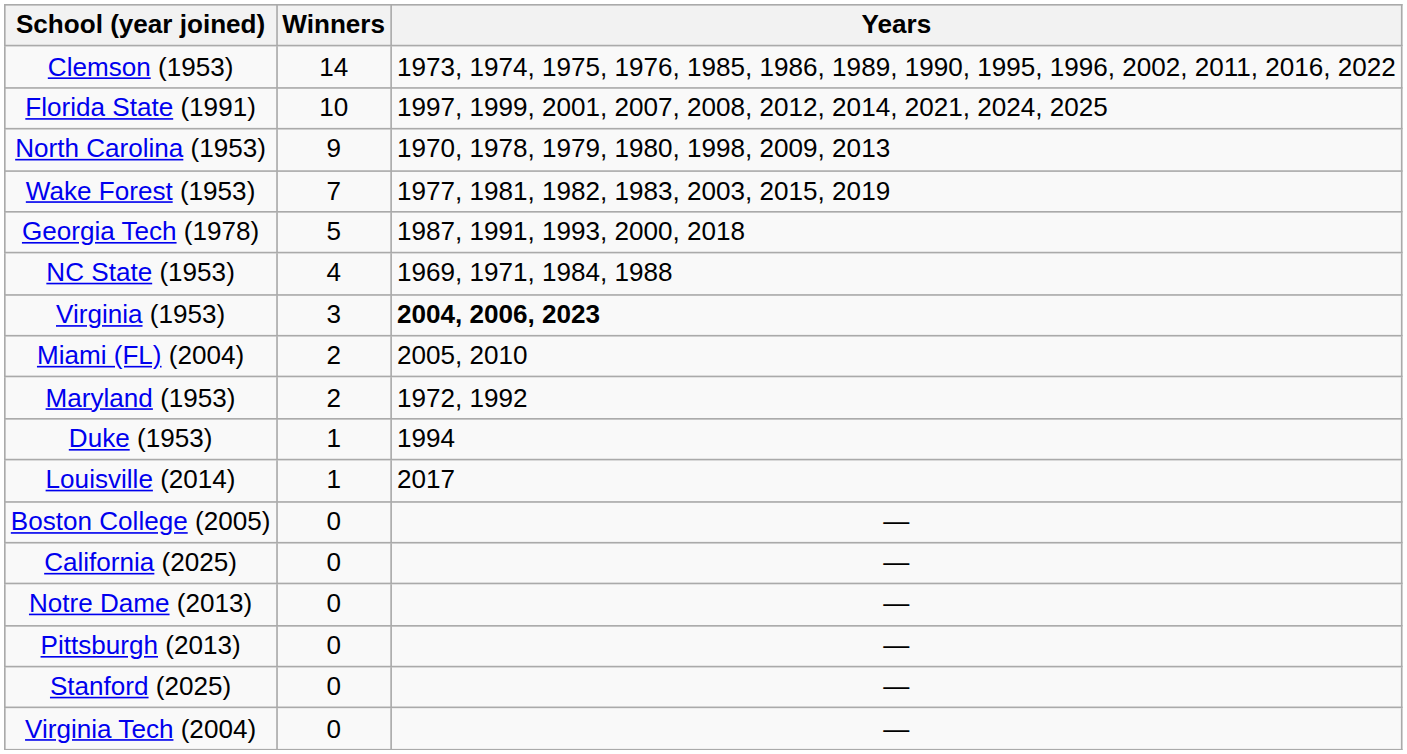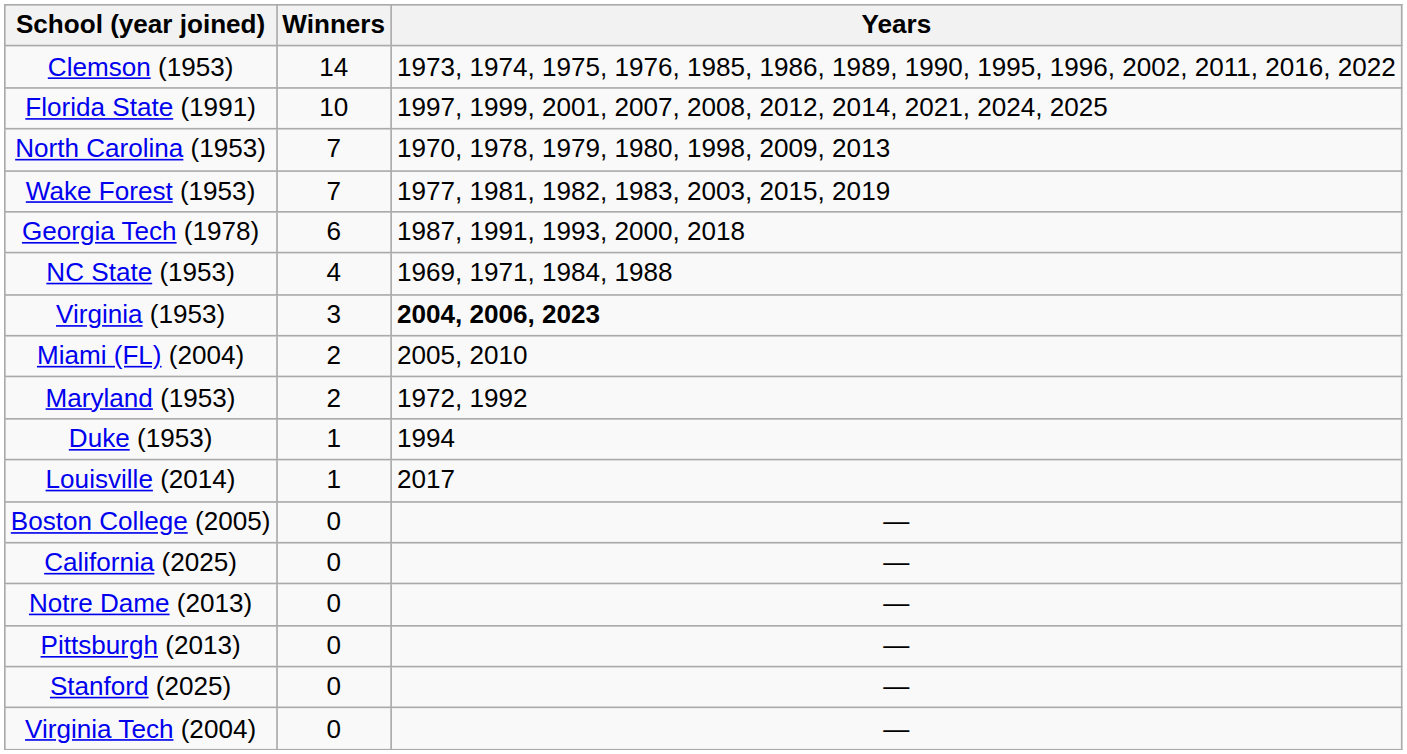(334, 149) 9 -> (334, 149) 7
(334, 231) 5 -> (334, 231) 6
